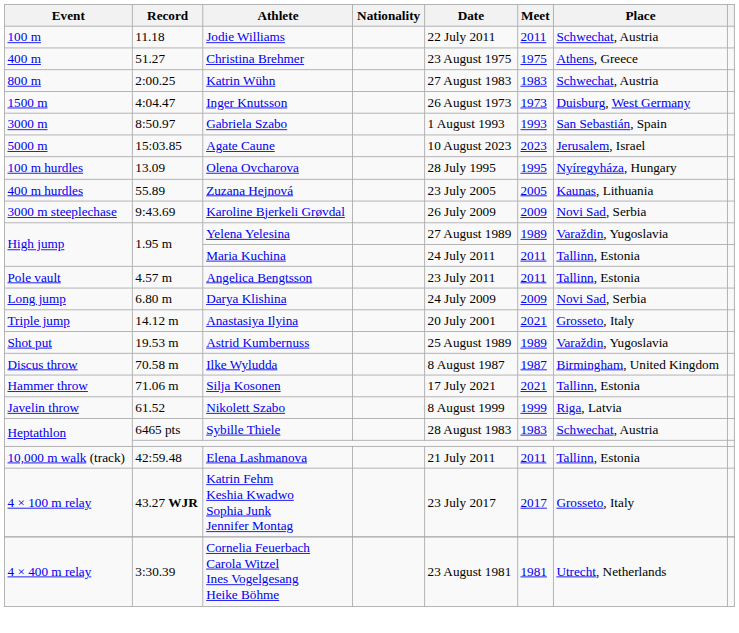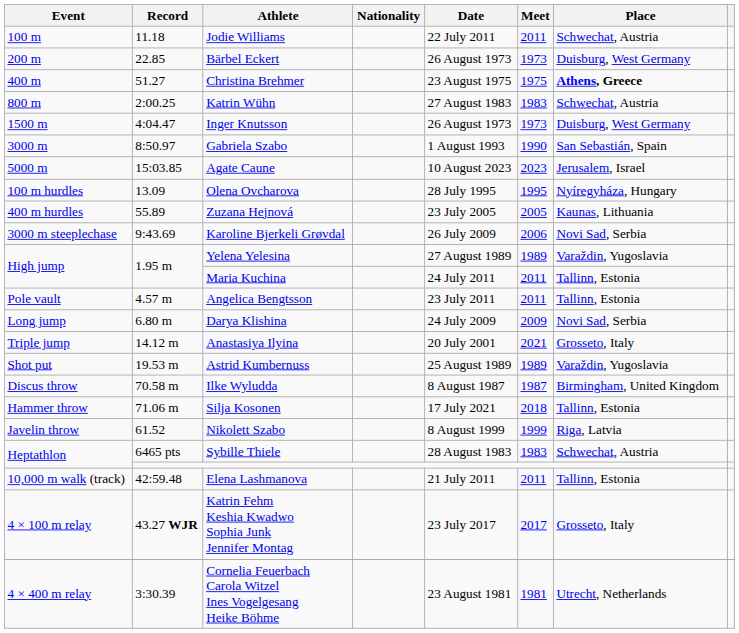+ row: (24, 59)
(597, 59) normal -> (599, 81) bold
(534, 124) 1993 -> (534, 146) 1990
(534, 211) 2009 -> (534, 233) 2006
(534, 386) 2021 -> (534, 408) 2018
